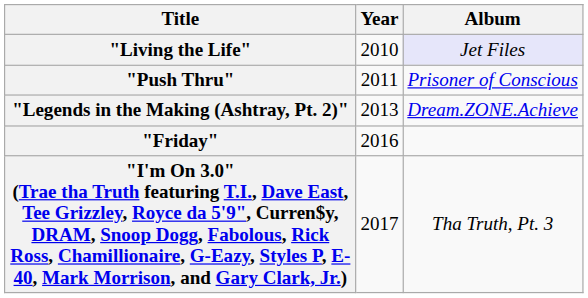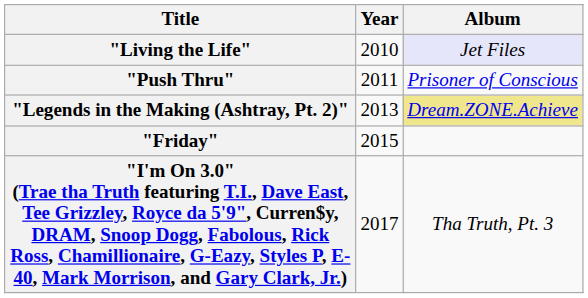(493, 110) no background -> (493, 110) khaki background
(380, 140) 2016 -> (380, 140) 2015
